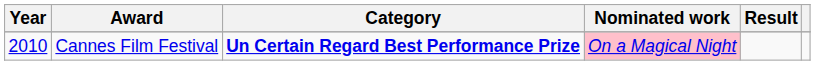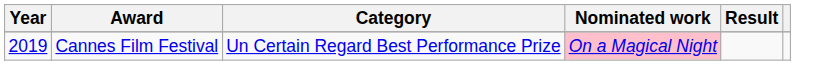(28, 45) 2010 -> (28, 45) 2019
(403, 45) bold -> (393, 45) normal
